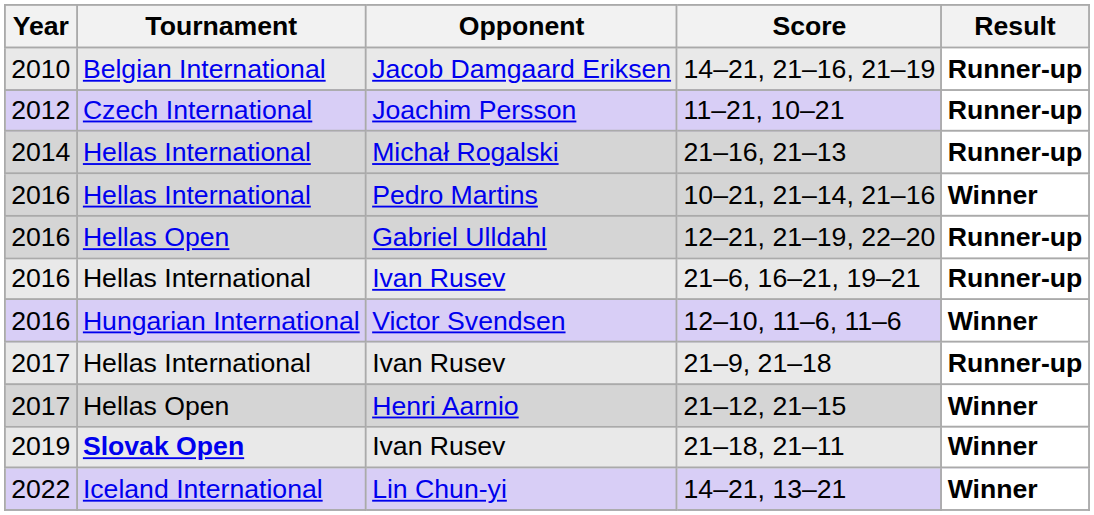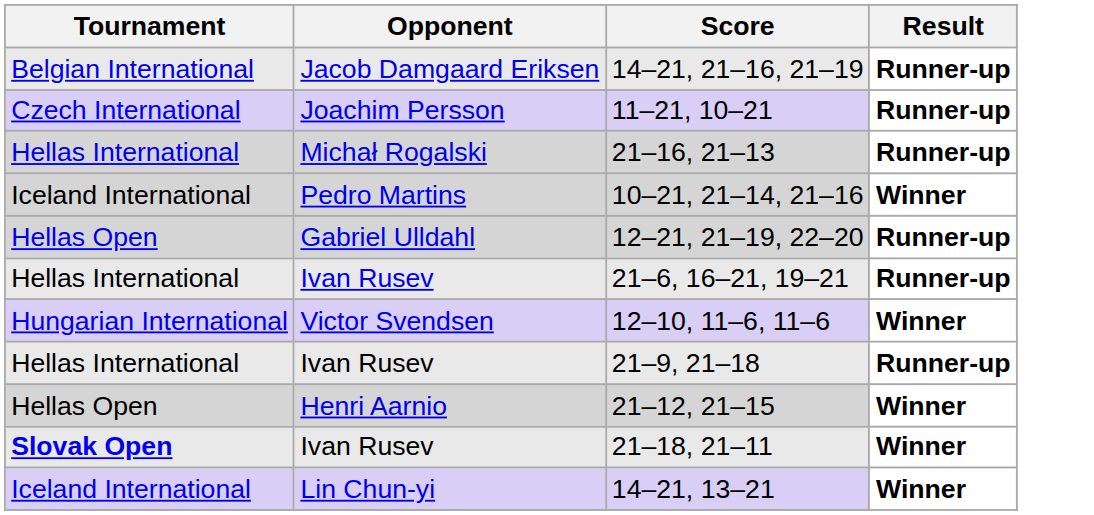- column: (41, 26)
(197, 195) Hellas International -> (131, 195) Iceland International
